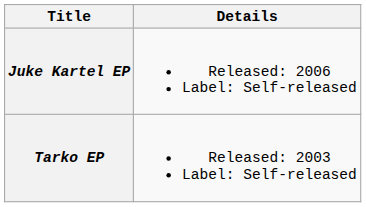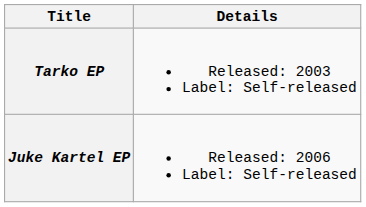rows swapped: (69, 158) <-> (69, 72)
